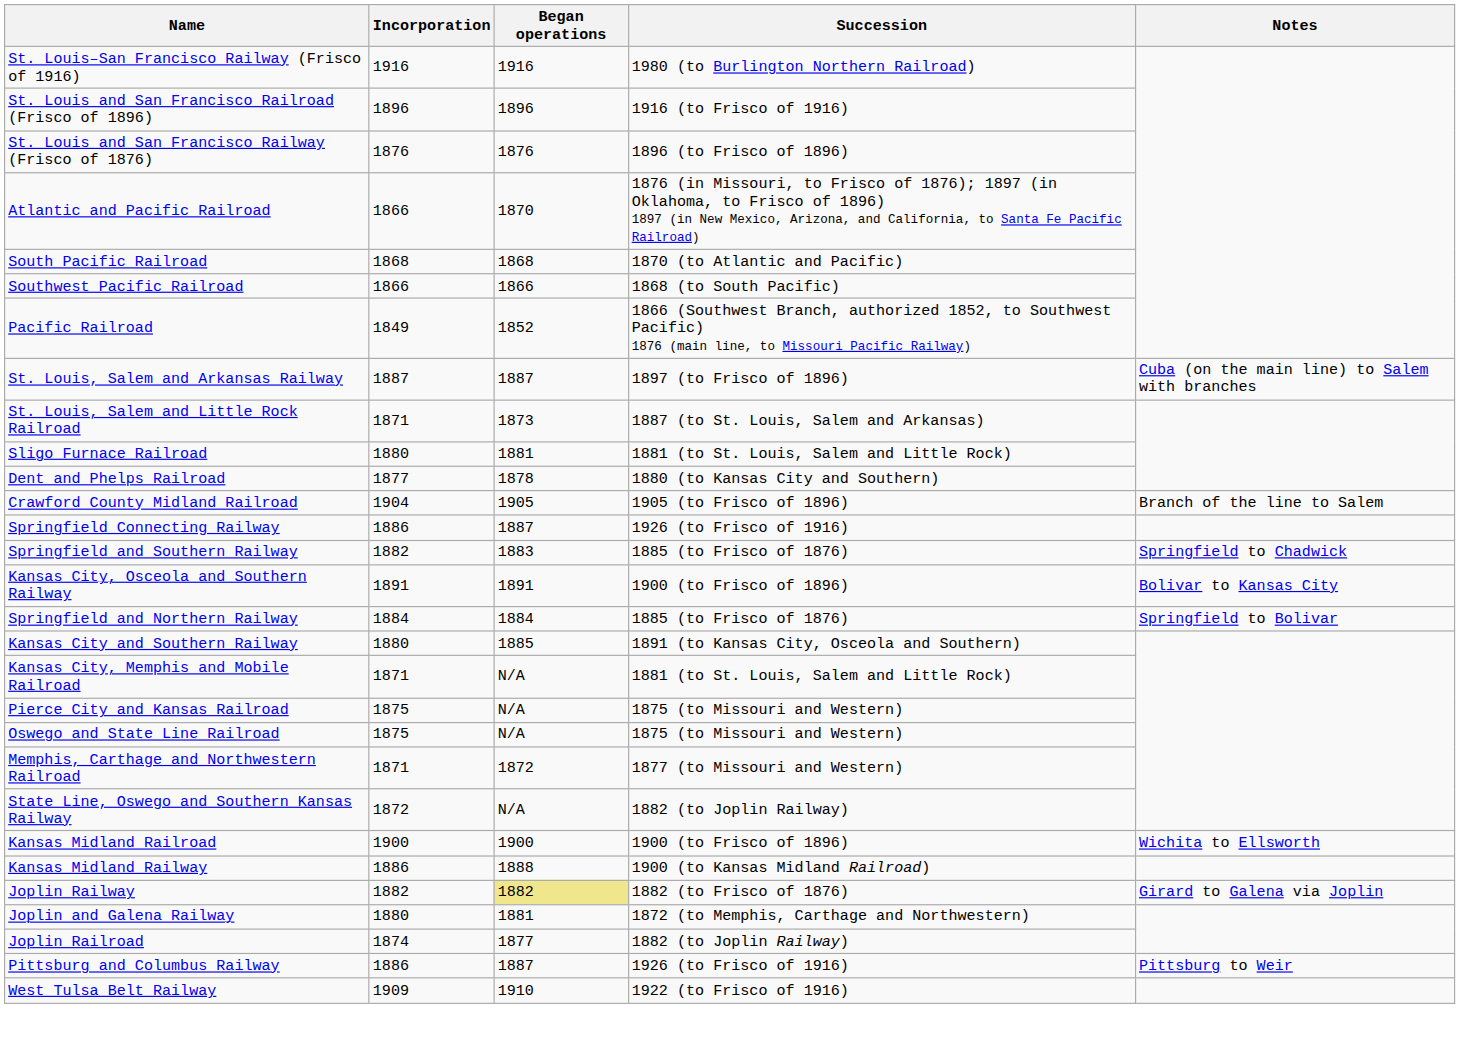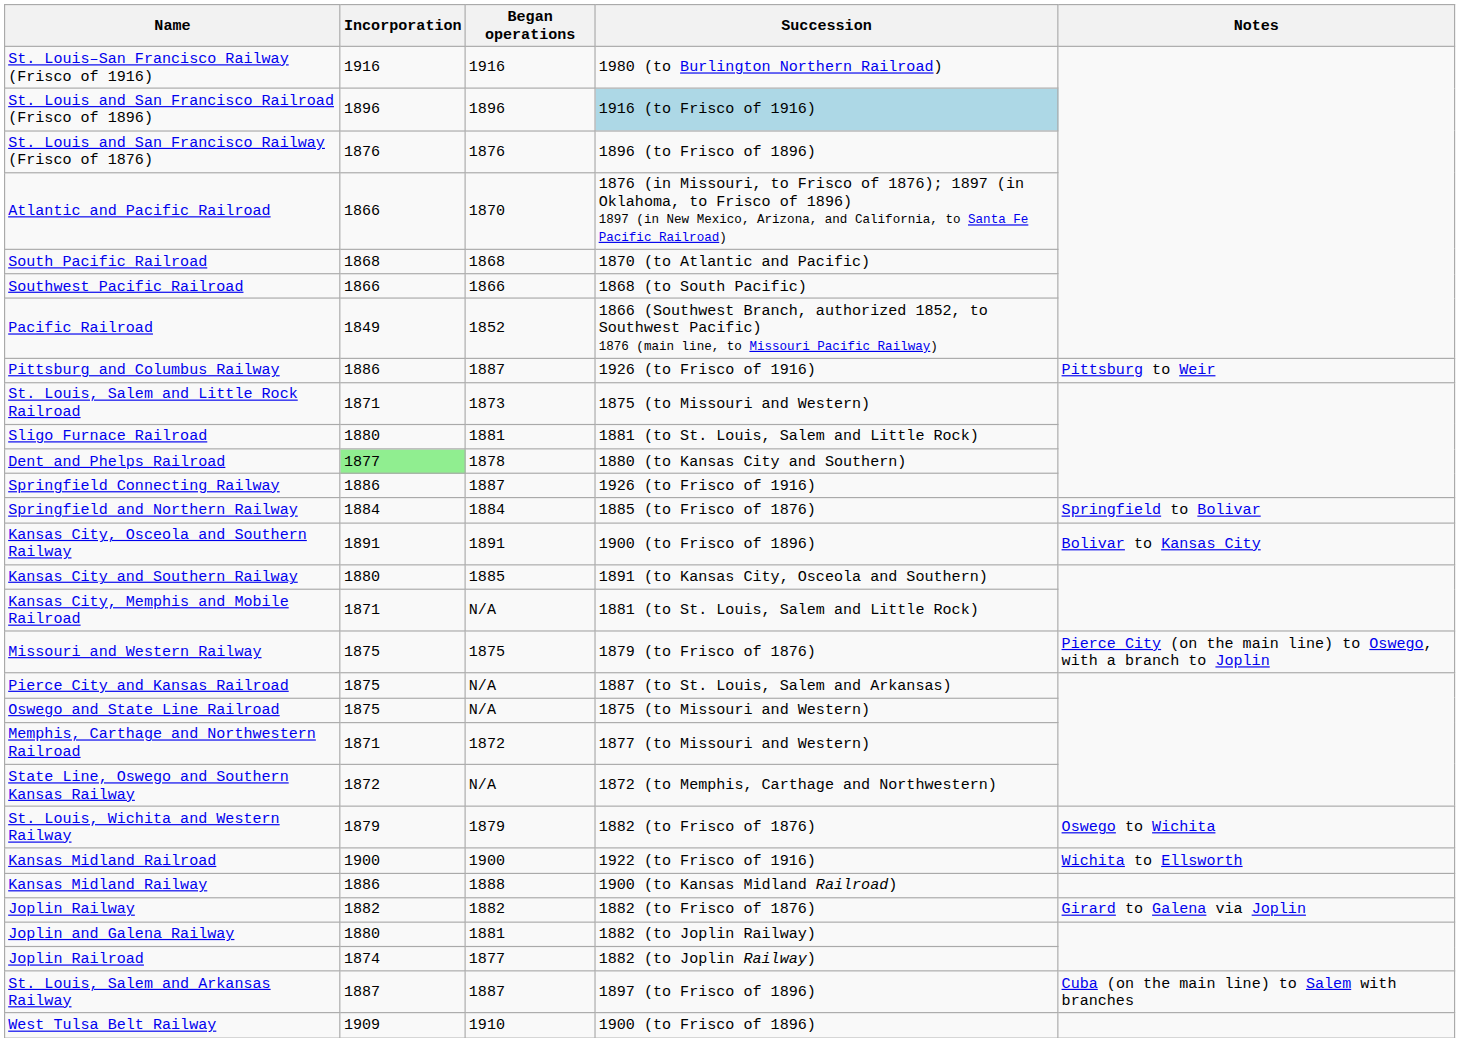(740, 110) no background -> (707, 110) lightblue background
rows swapped: (176, 379) <-> (144, 966)
(808, 421) 1887 (to St. Louis, Salem and Arkansas) -> (734, 403) 1875 (to Missouri and Western)
(391, 479) no background -> (362, 461) lightgreen background
- row: (153, 503)
- row: (153, 552)
rows swapped: (153, 619) <-> (157, 586)
+ row: (135, 652)
(767, 710) 1875 (to Missouri and Western) -> (775, 685) 1887 (to St. Louis, Salem and Arkansas)
(740, 810) 1882 (to Joplin Railway) -> (798, 785) 1872 (to Memphis, Carthage and Northwestern)
+ row: (144, 827)
(740, 843) 1900 (to Frisco of 1896) -> (707, 861) 1922 (to Frisco of 1916)
(516, 892) khaki background -> (487, 910) no background
(831, 917) 1872 (to Memphis, Carthage and Northwestern) -> (707, 934) 1882 (to Joplin Railway)
(740, 991) 1922 (to Frisco of 1916) -> (707, 1025) 1900 (to Frisco of 1896)
